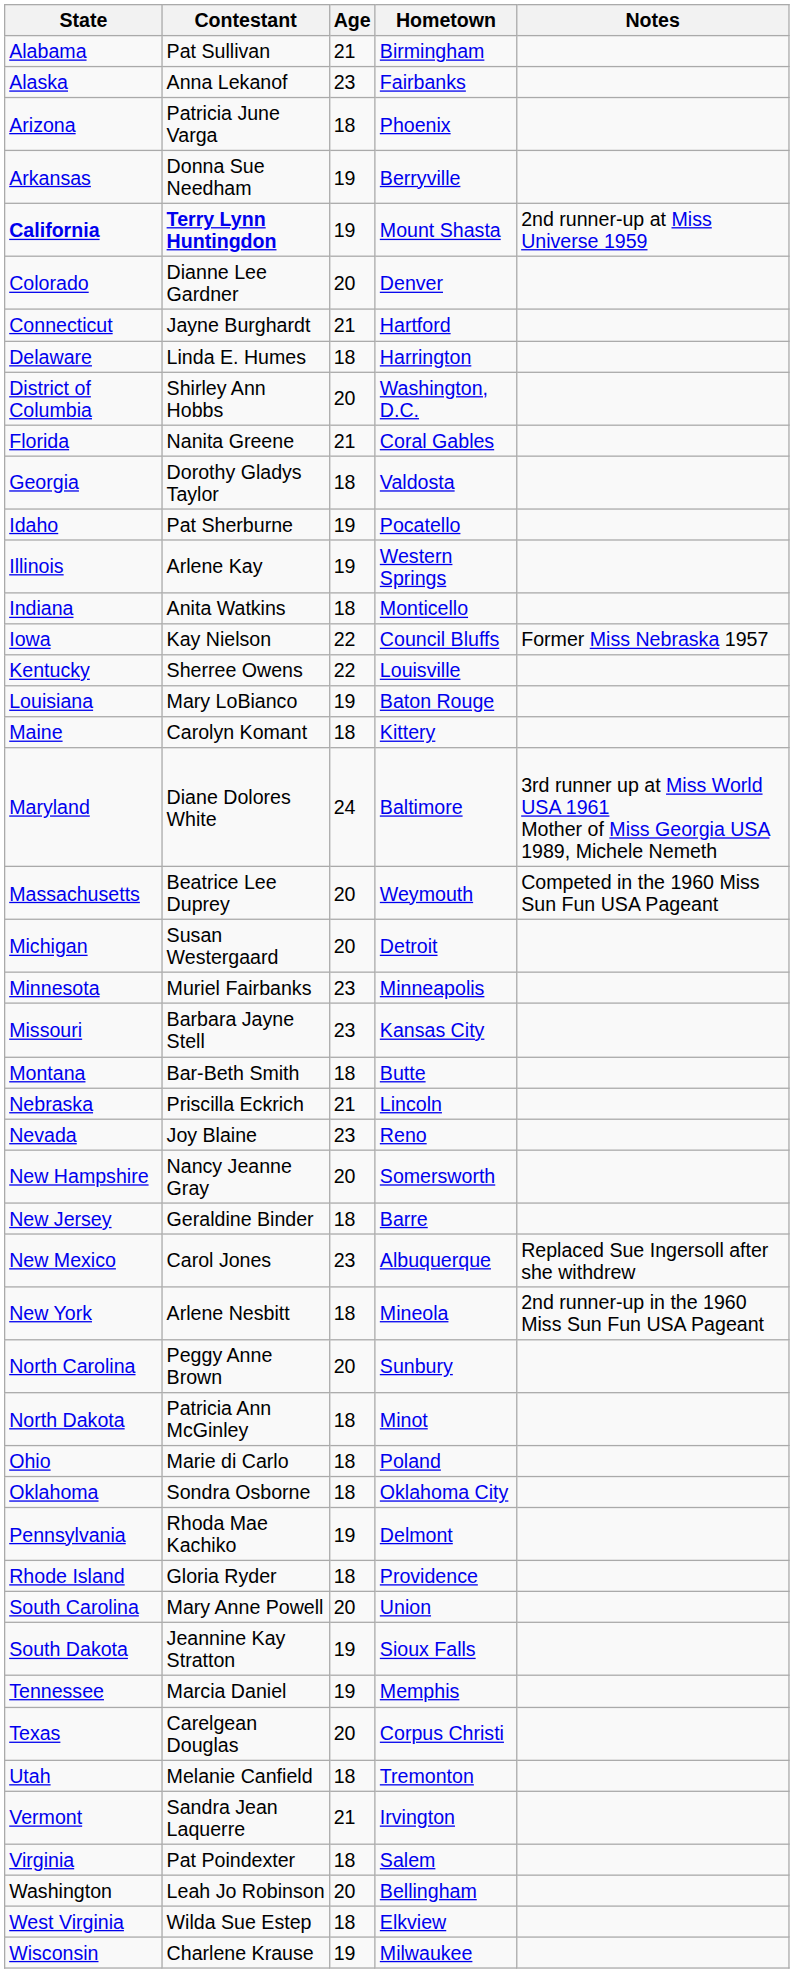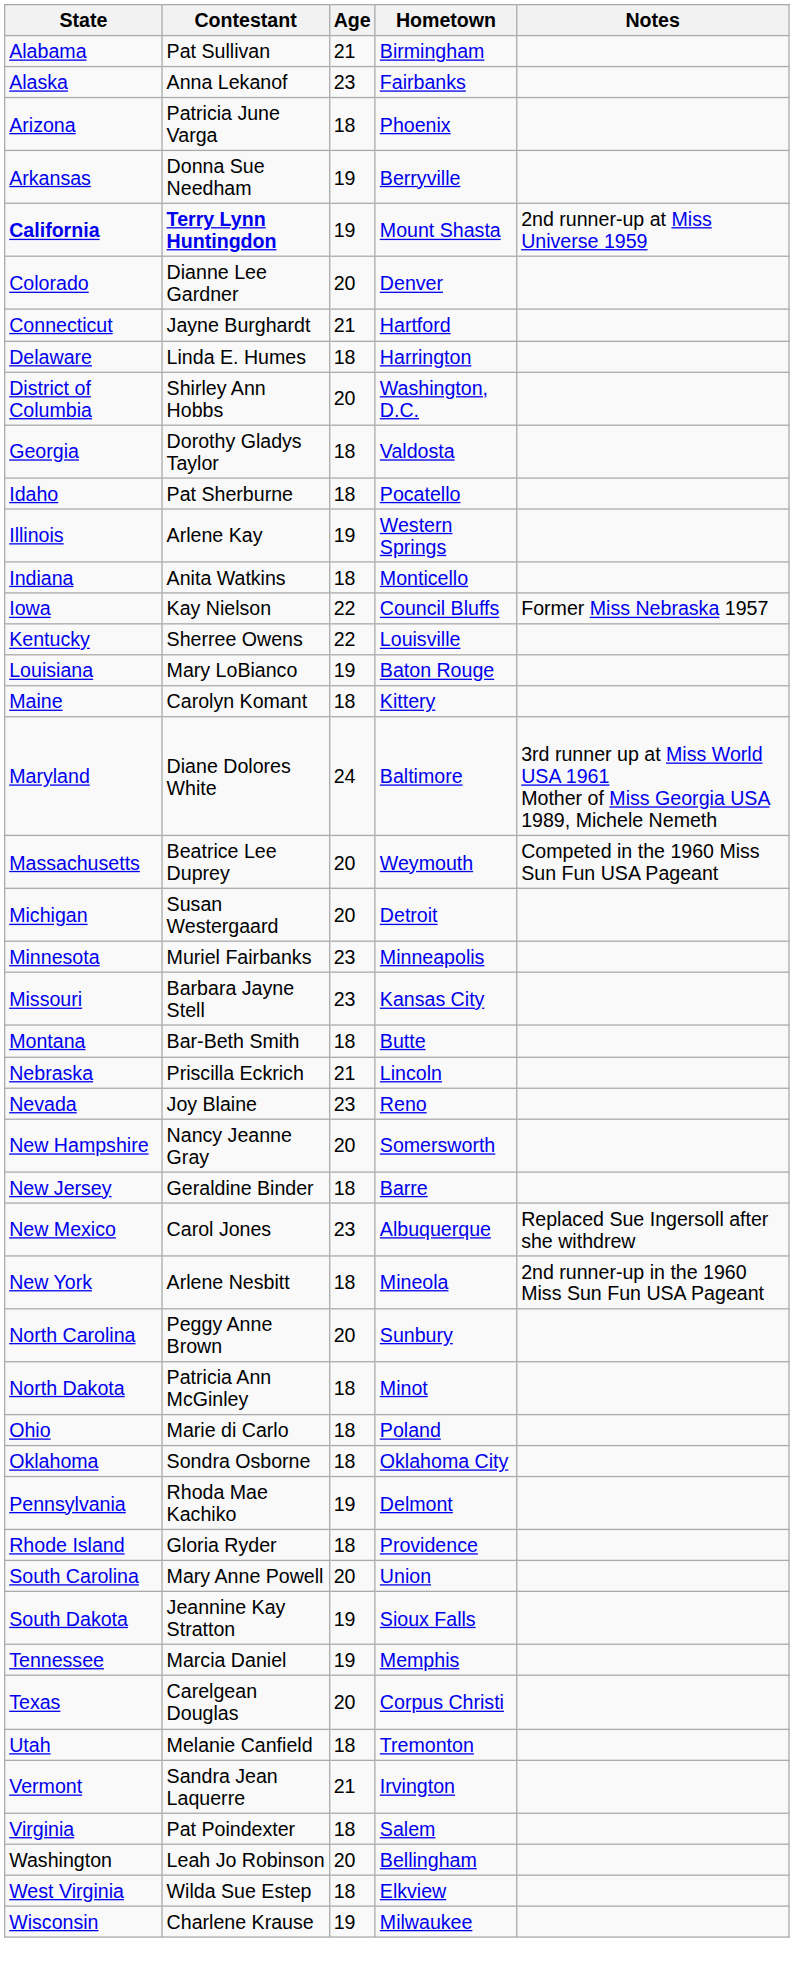- row: (39, 440)
(345, 524) 19 -> (345, 493) 18
